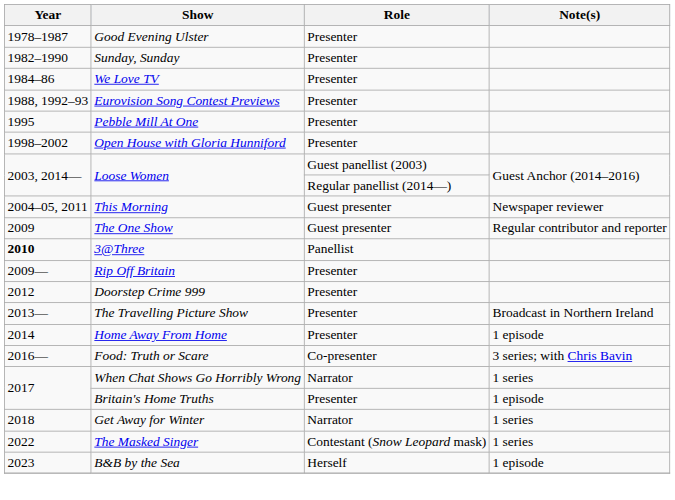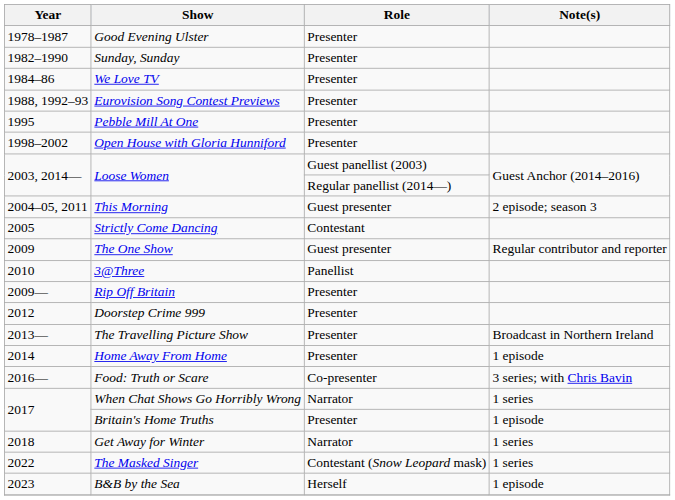(548, 206) Newspaper reviewer -> (545, 206) 2 episode; season 3
+ row: (156, 228)
(21, 249) bold -> (21, 270) normal
